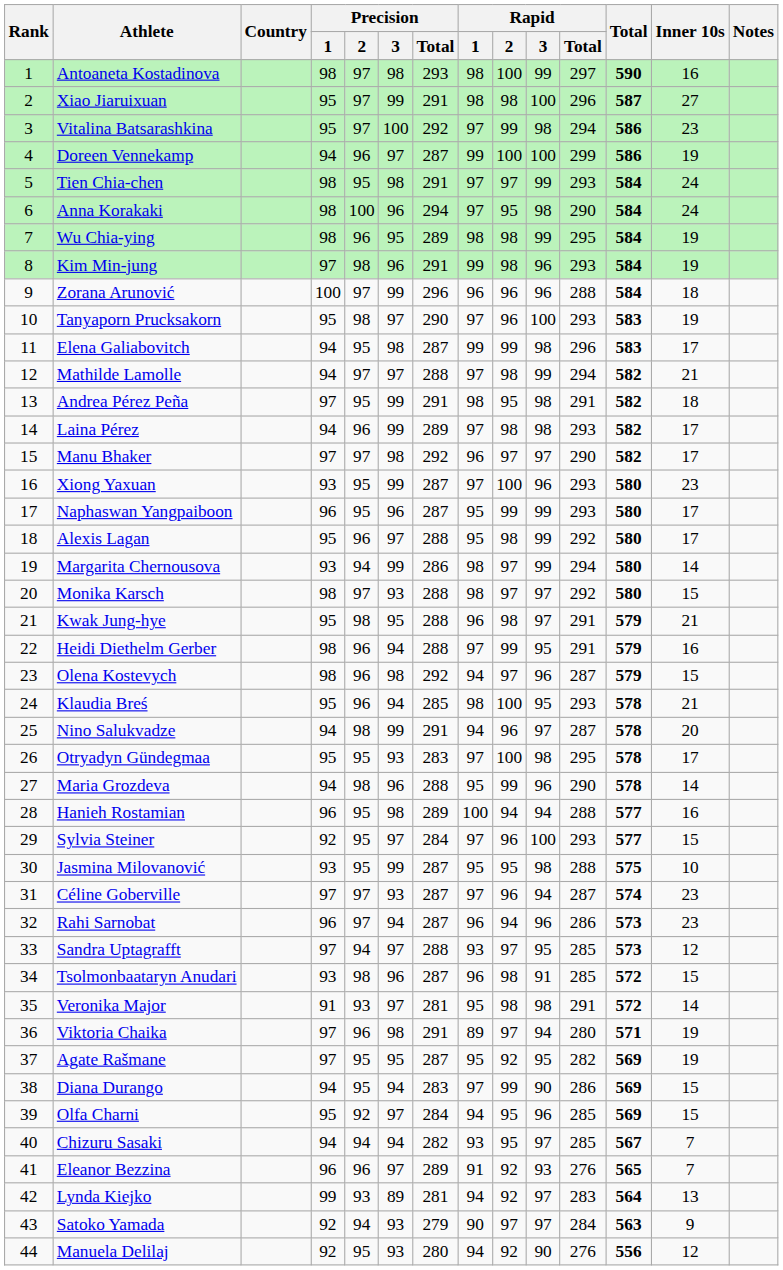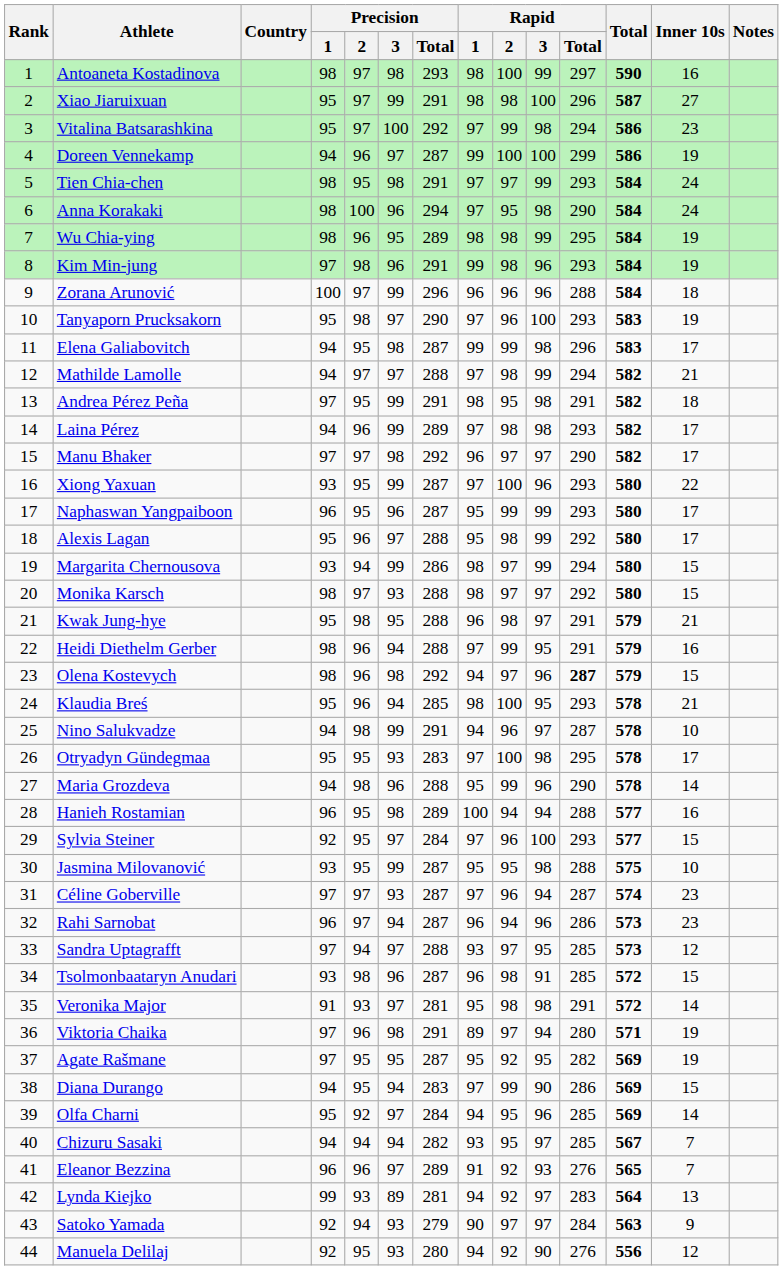(690, 484) 23 -> (690, 484) 22
(690, 566) 14 -> (690, 566) 15
(583, 675) normal -> (583, 675) bold
(690, 730) 20 -> (690, 730) 10
(690, 1114) 15 -> (690, 1114) 14
